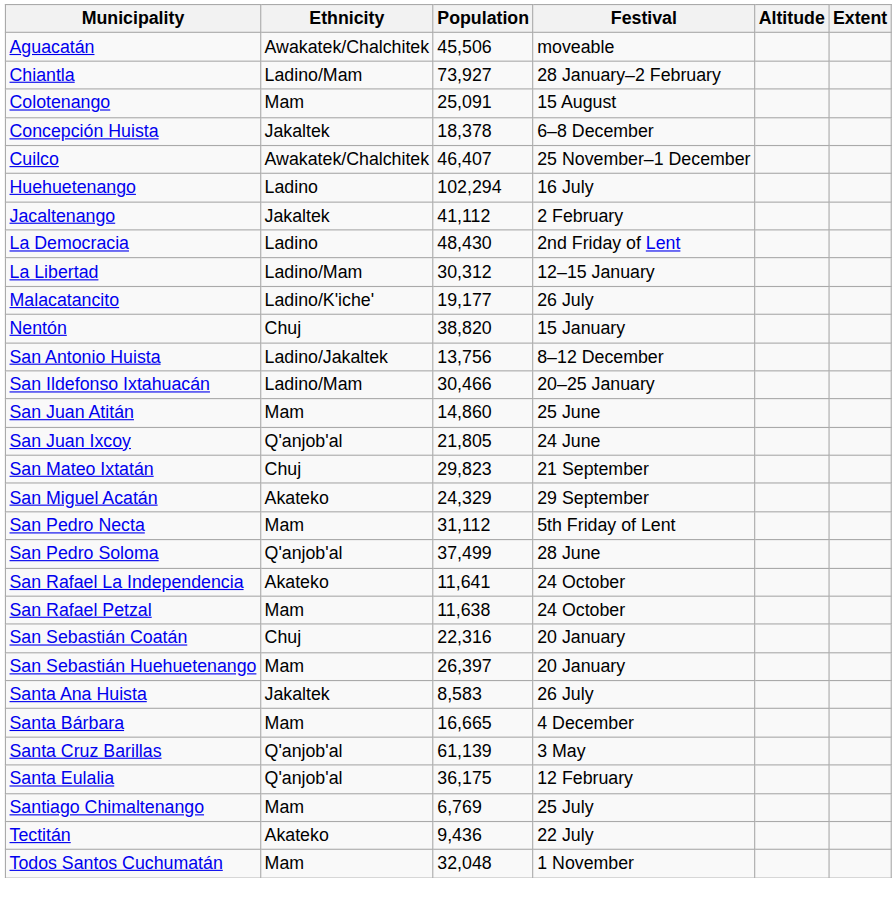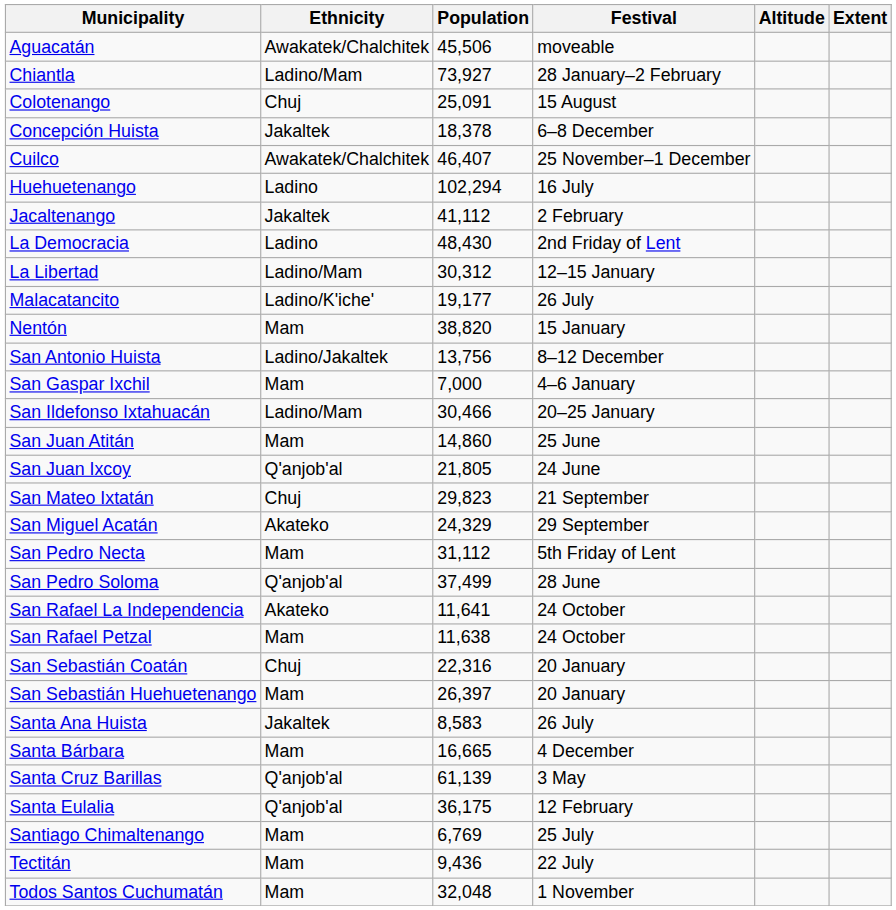(284, 103) Mam -> (283, 103) Chuj
(283, 328) Chuj -> (284, 328) Mam
+ row: (80, 384)
(297, 835) Akateko -> (284, 863) Mam
